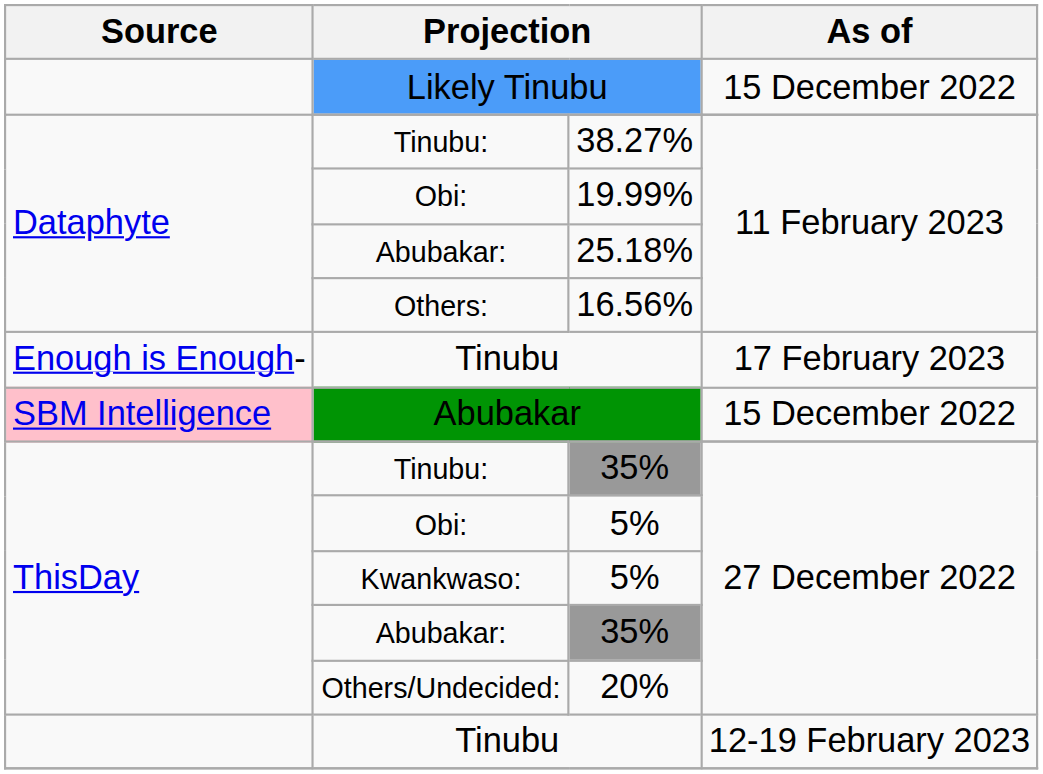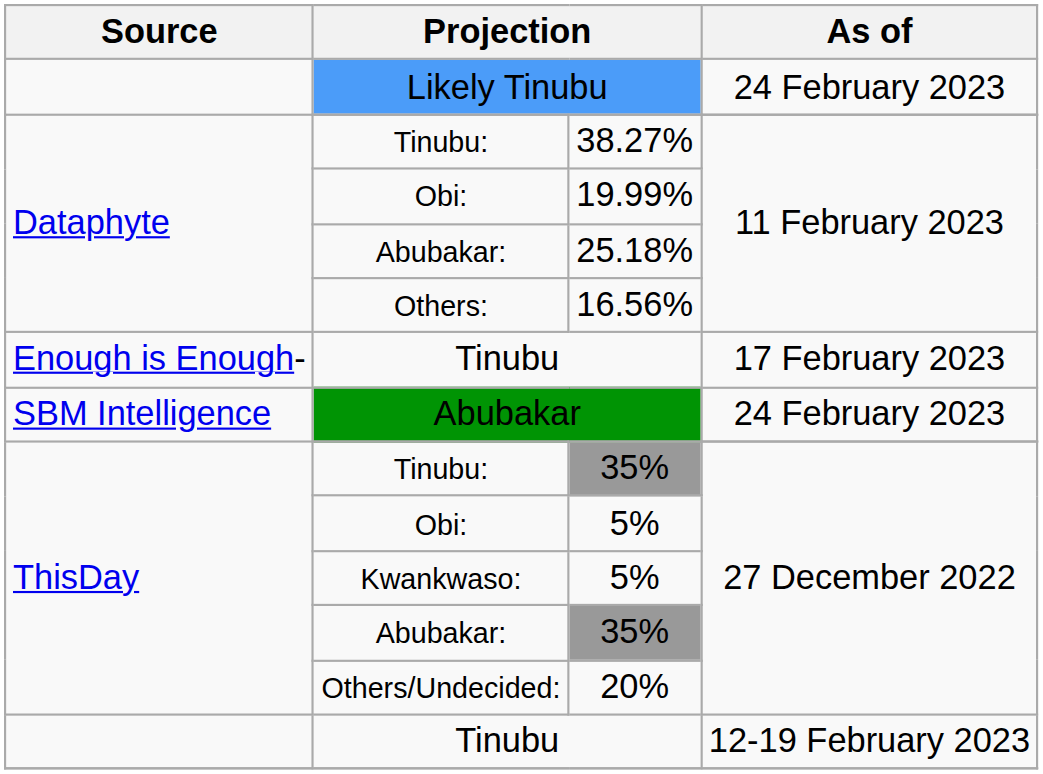(869, 86) 15 December 2022 -> (869, 86) 24 February 2023
(142, 413) pink background -> (142, 413) no background
(869, 413) 15 December 2022 -> (869, 413) 24 February 2023
